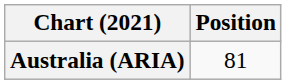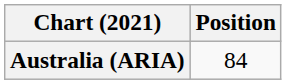(236, 60) 81 -> (236, 60) 84
